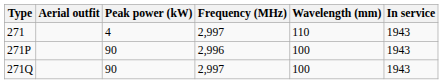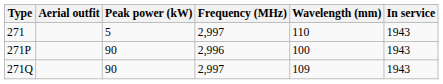(108, 32) 4 -> (108, 32) 5
(301, 69) 100 -> (301, 69) 109
